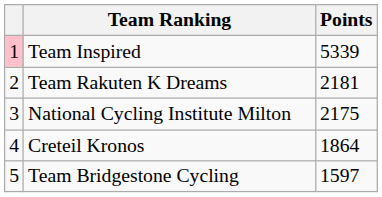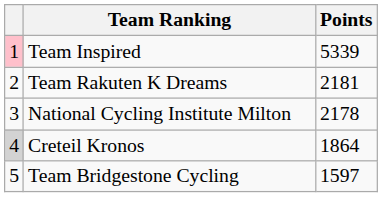(340, 113) 2175 -> (340, 113) 2178
(14, 144) no background -> (14, 144) lightgrey background
